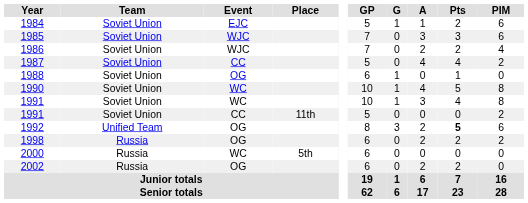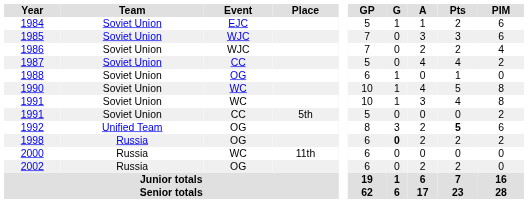(305, 114) 11th -> (305, 114) 5th
(397, 140) normal -> (397, 140) bold
(305, 153) 5th -> (305, 153) 11th
